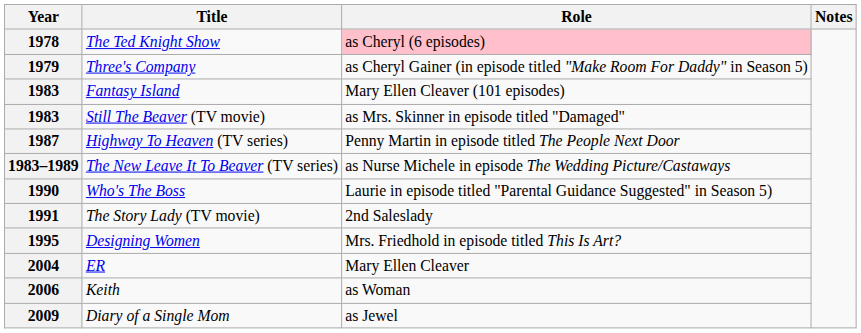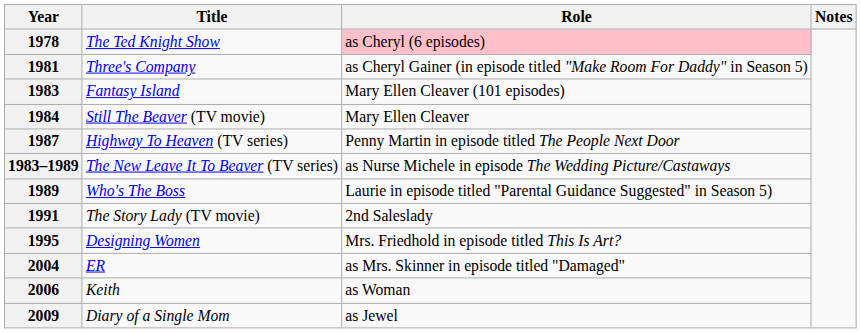(43, 66) 1979 -> (43, 66) 1981
(43, 116) 1983 -> (43, 116) 1984
(485, 116) as Mrs. Skinner in episode titled "Damaged" -> (407, 116) Mary Ellen Cleaver
(43, 191) 1990 -> (43, 191) 1989
(407, 265) Mary Ellen Cleaver -> (485, 265) as Mrs. Skinner in episode titled "Damaged"
